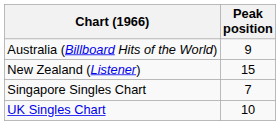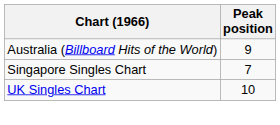- row: (74, 69)
